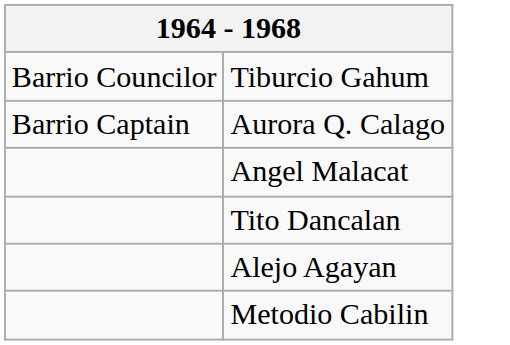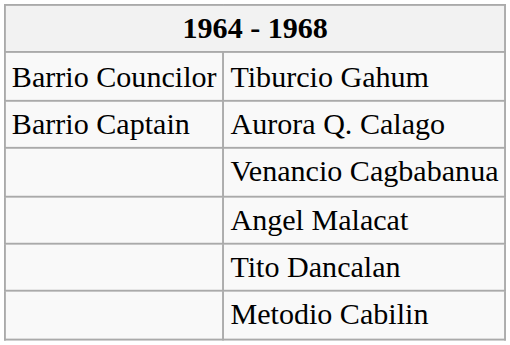+ row: (364, 171)
- row: (314, 266)
